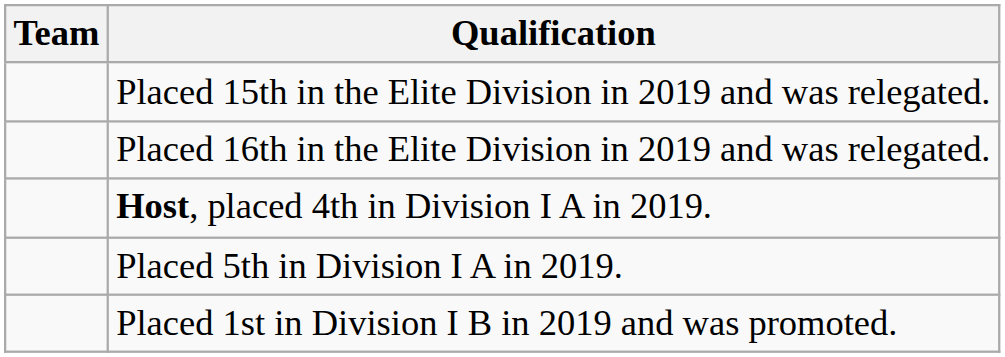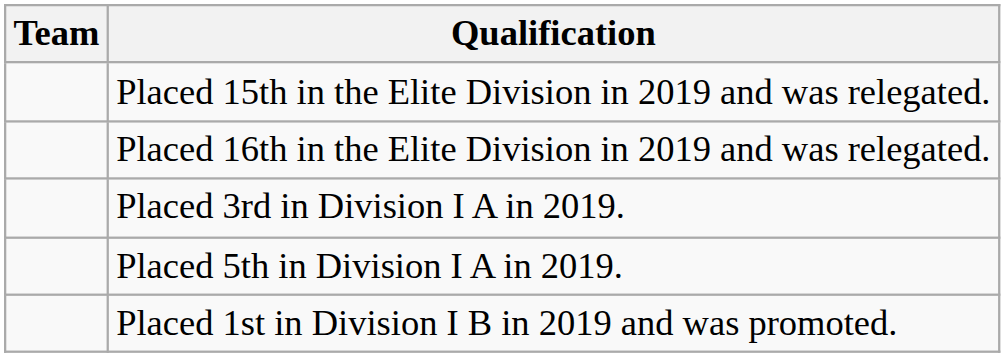+ row: (371, 206)
- row: (414, 206)
